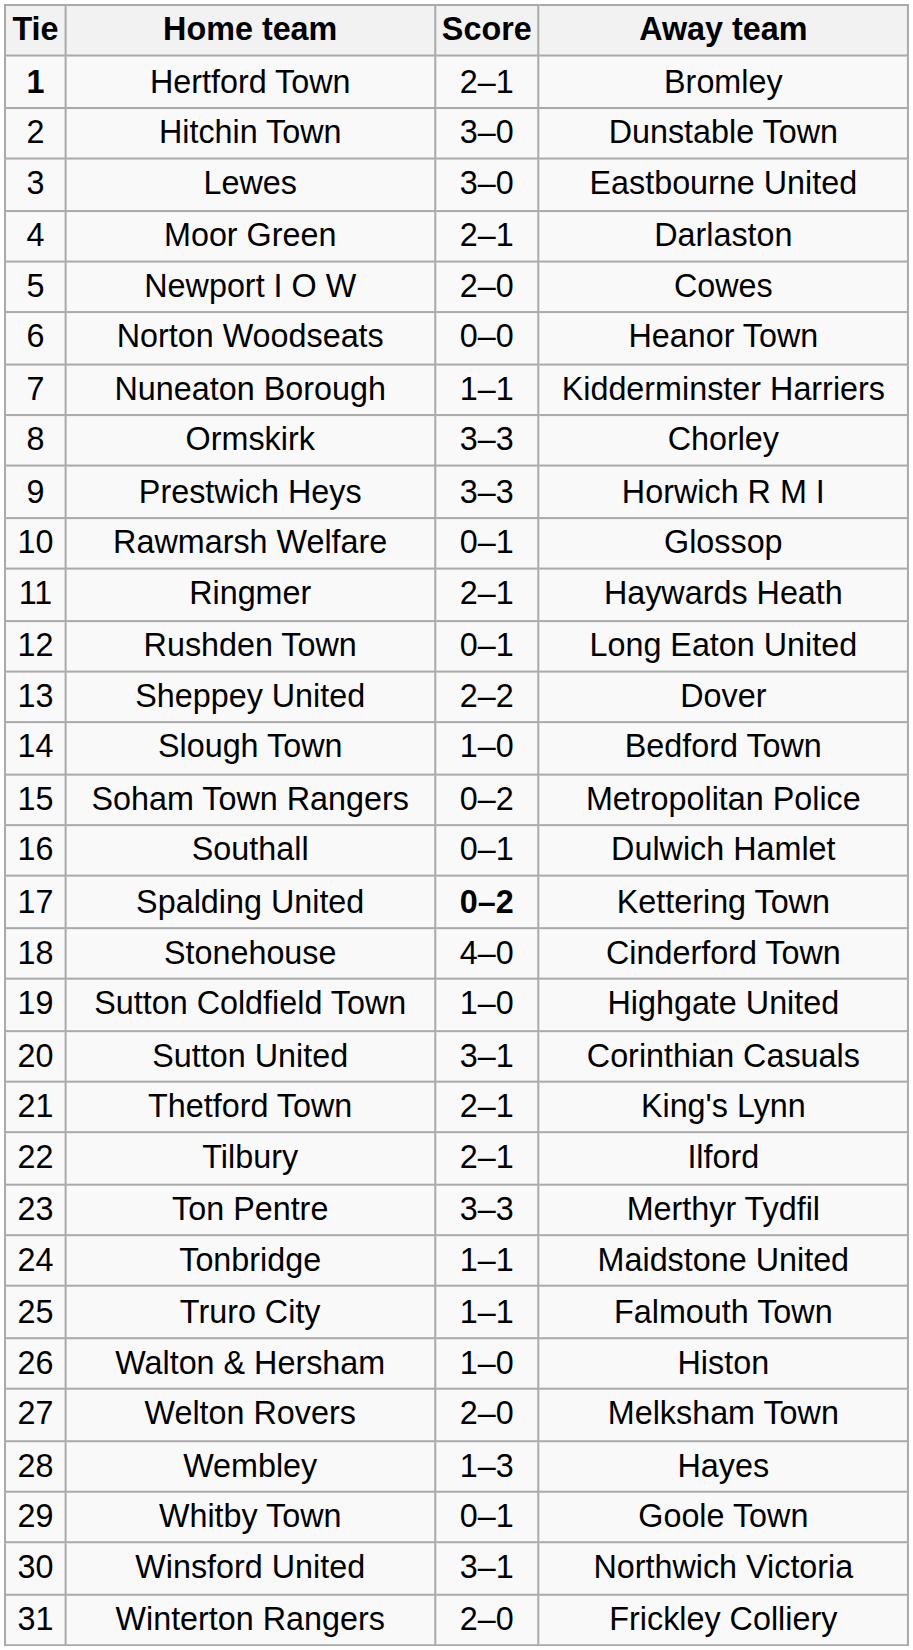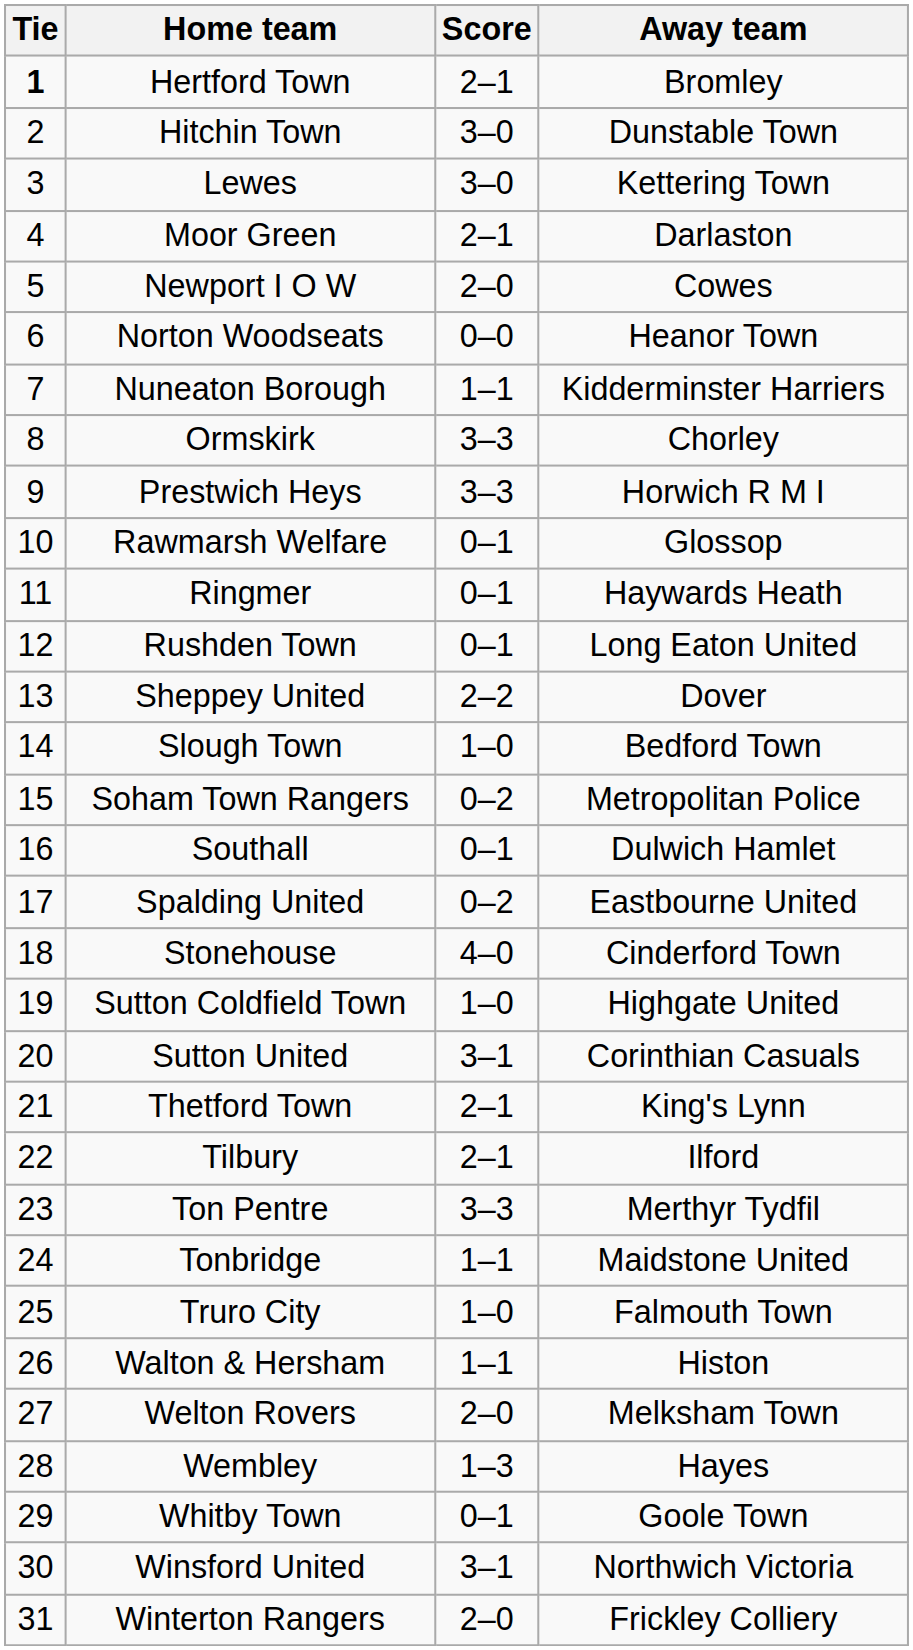(723, 183) Eastbourne United -> (723, 183) Kettering Town
(487, 593) 2–1 -> (487, 593) 0–1
(487, 901) bold -> (487, 901) normal
(723, 901) Kettering Town -> (723, 901) Eastbourne United
(487, 1311) 1–1 -> (487, 1311) 1–0
(487, 1362) 1–0 -> (487, 1362) 1–1
